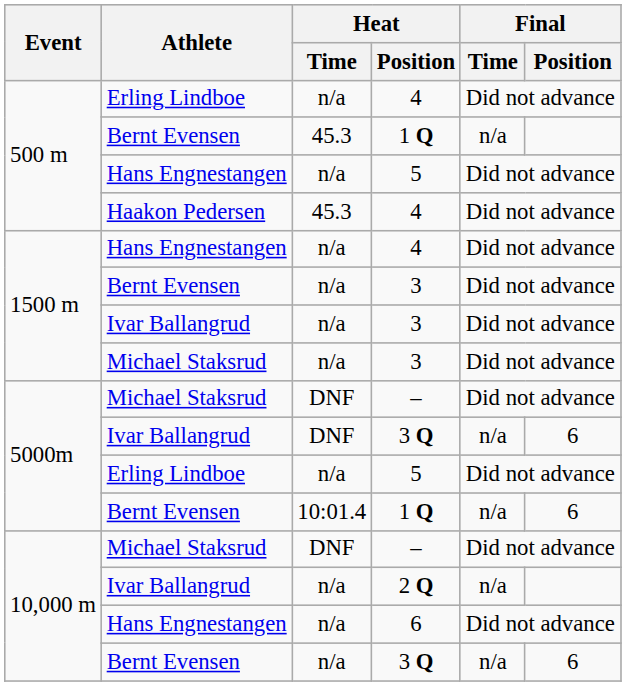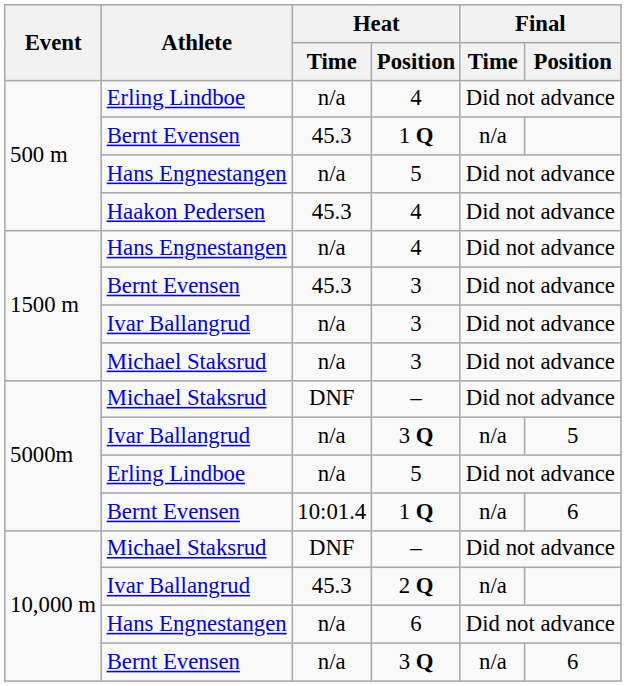(332, 286) n/a -> (332, 286) 45.3
(332, 436) DNF -> (332, 436) n/a
(573, 436) 6 -> (573, 436) 5
(332, 586) n/a -> (332, 586) 45.3
